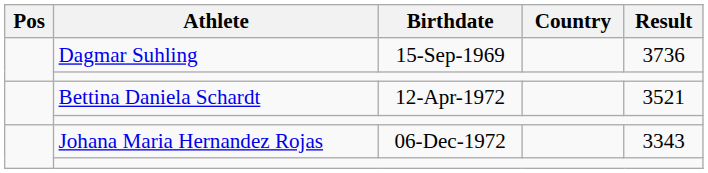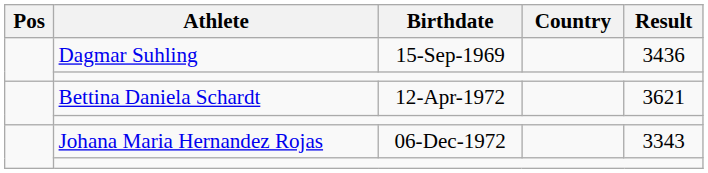(664, 54) 3736 -> (664, 54) 3436
(664, 97) 3521 -> (664, 97) 3621
